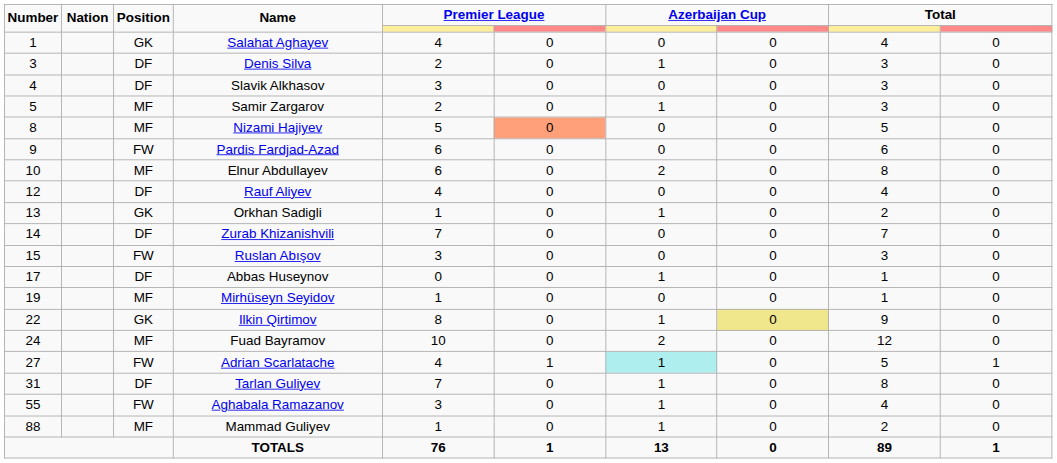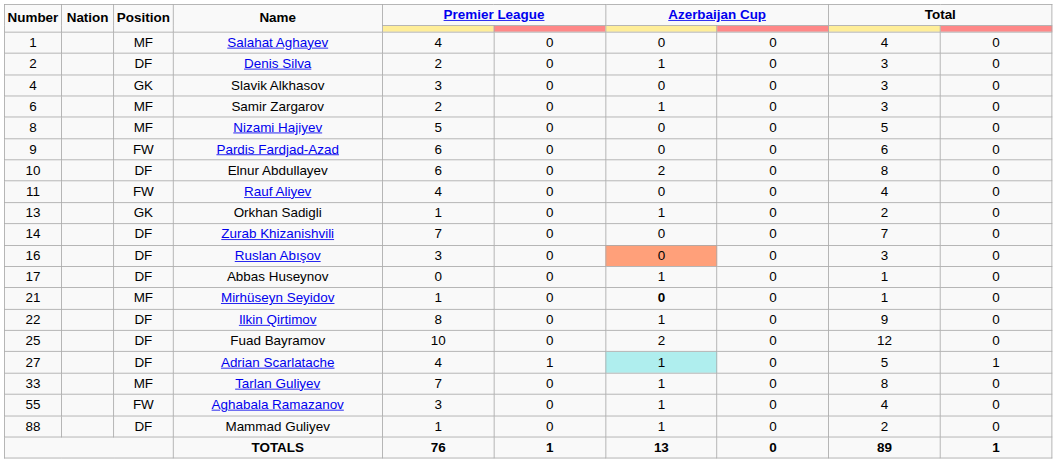(143, 42) GK -> (143, 42) MF
(33, 63) 3 -> (33, 63) 2
(143, 85) DF -> (143, 85) GK
(33, 106) 5 -> (33, 106) 6
(550, 127) lightsalmon background -> (550, 127) no background
(143, 170) MF -> (143, 170) DF
(33, 191) 12 -> (33, 191) 11
(143, 191) DF -> (143, 191) FW
(33, 255) 15 -> (33, 255) 16
(143, 255) FW -> (143, 255) DF
(661, 255) no background -> (661, 255) lightsalmon background
(33, 298) 19 -> (33, 298) 21
(661, 298) normal -> (661, 298) bold
(143, 319) GK -> (143, 319) DF
(773, 319) khaki background -> (773, 319) no background
(33, 341) 24 -> (33, 341) 25
(143, 341) MF -> (143, 341) DF
(143, 362) FW -> (143, 362) DF
(33, 383) 31 -> (33, 383) 33
(143, 383) DF -> (143, 383) MF
(143, 426) MF -> (143, 426) DF
